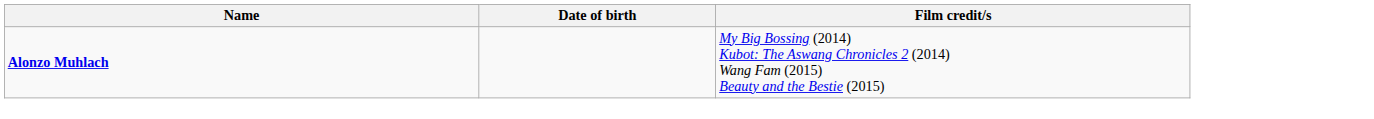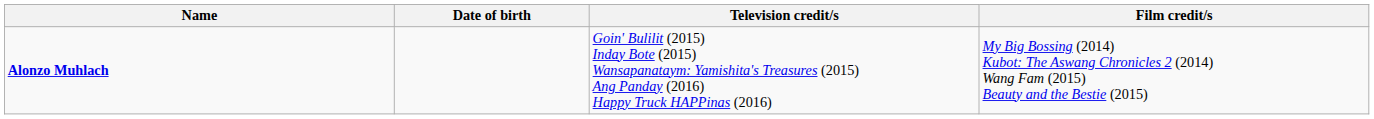+ column: (784, 15)
